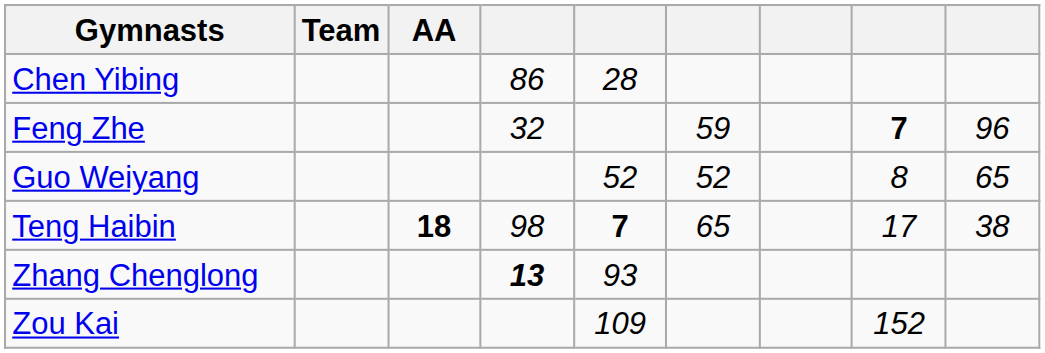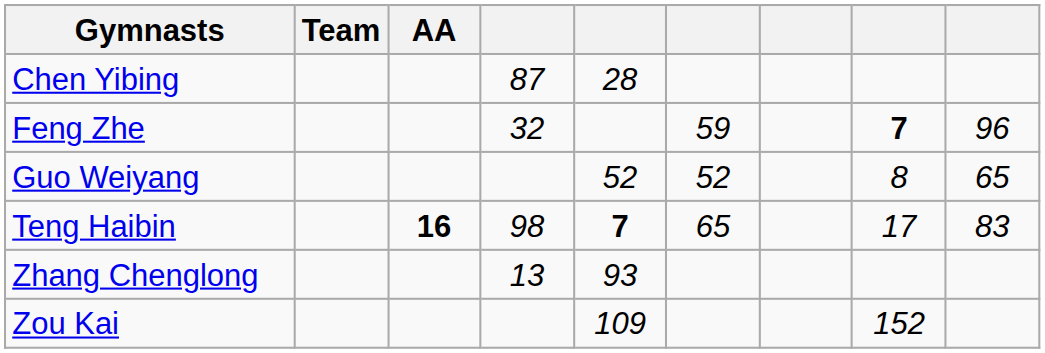(527, 79) 86 -> (527, 79) 87
(434, 226) 18 -> (434, 226) 16
(992, 226) 38 -> (992, 226) 83
(527, 275) bold -> (527, 275) normal
